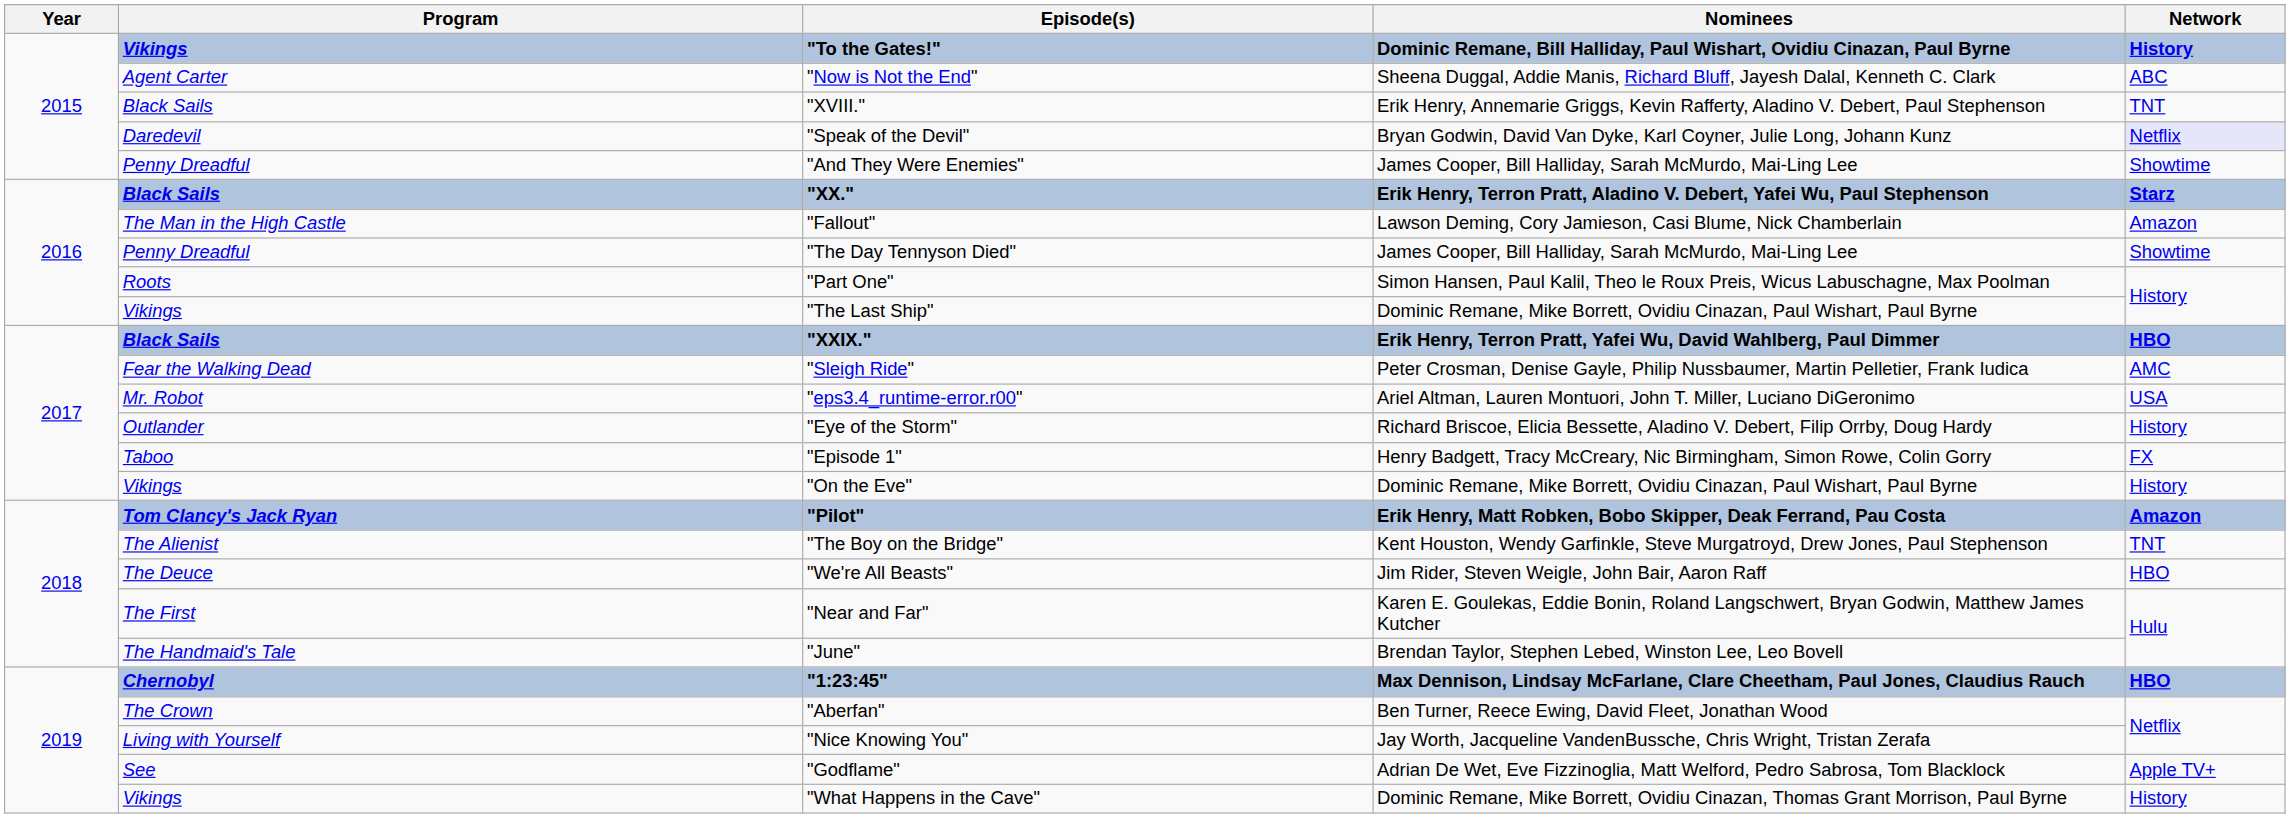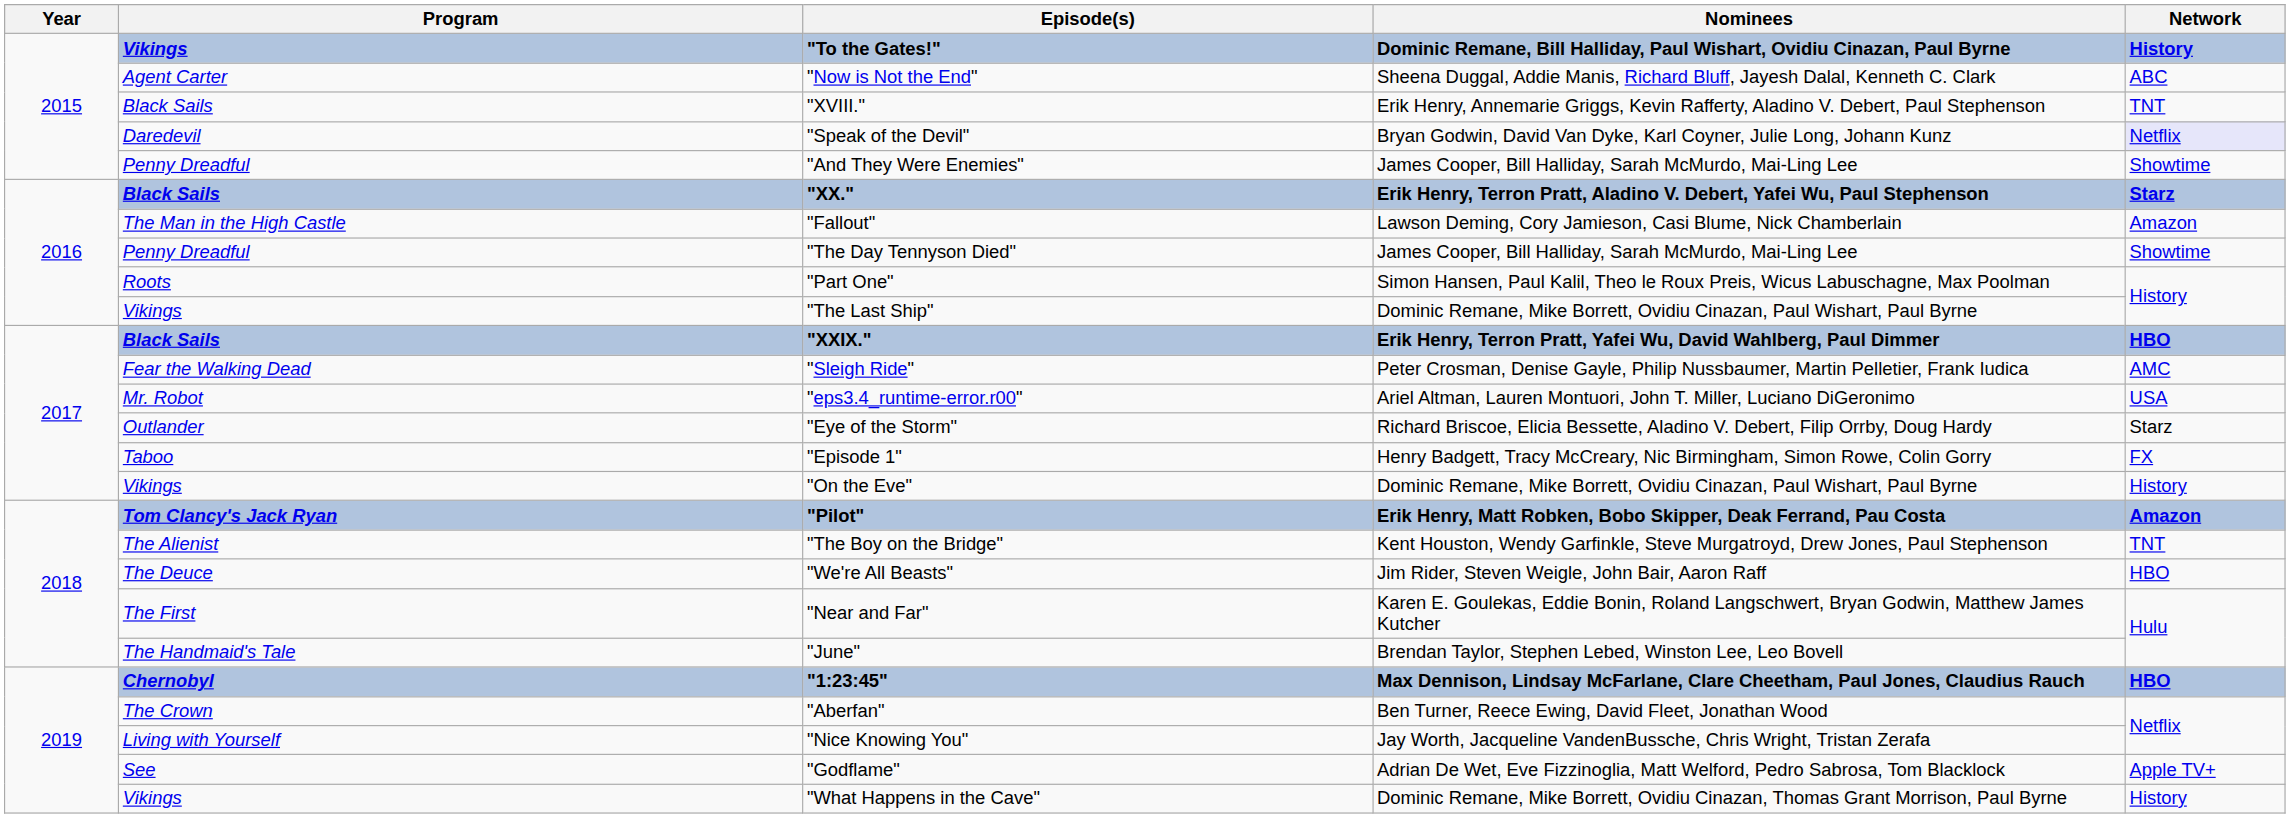(2158, 427) History -> (2151, 427) Starz
